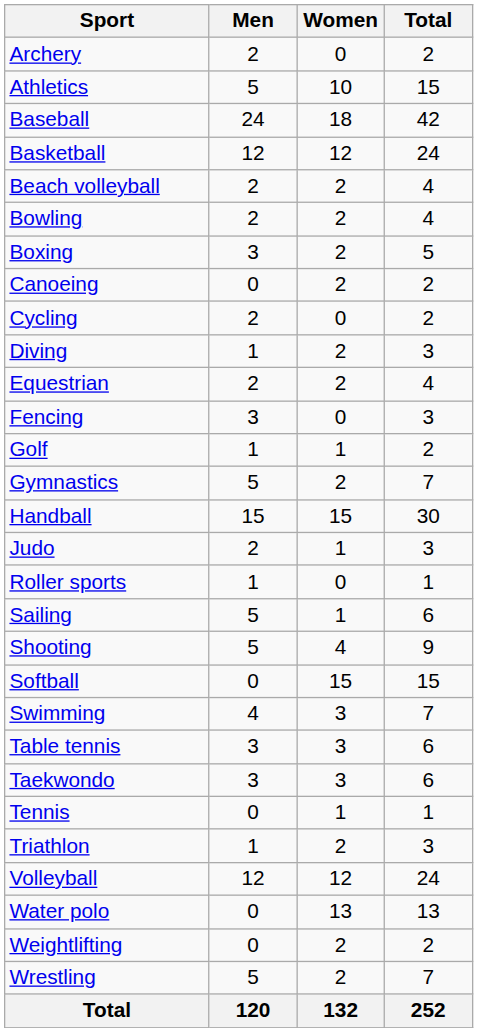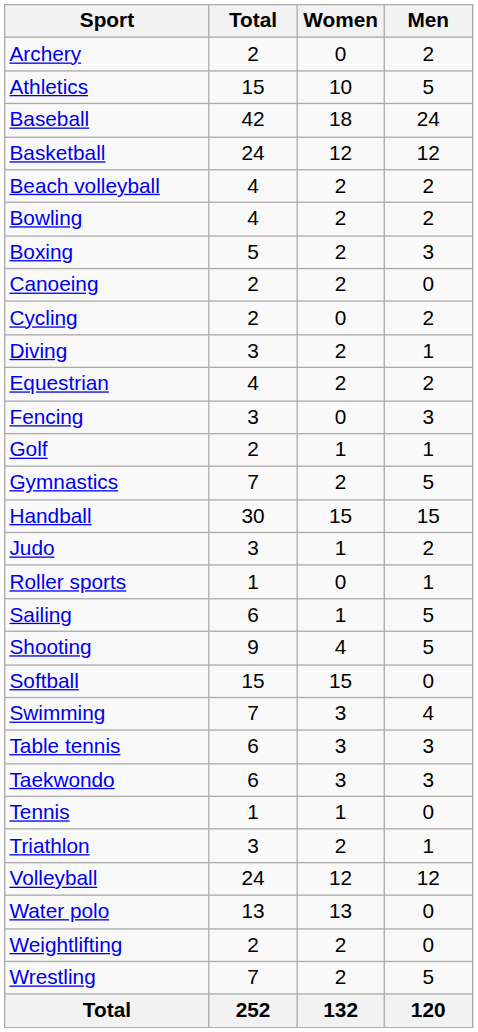columns swapped: (253, 20) <-> (428, 20)
